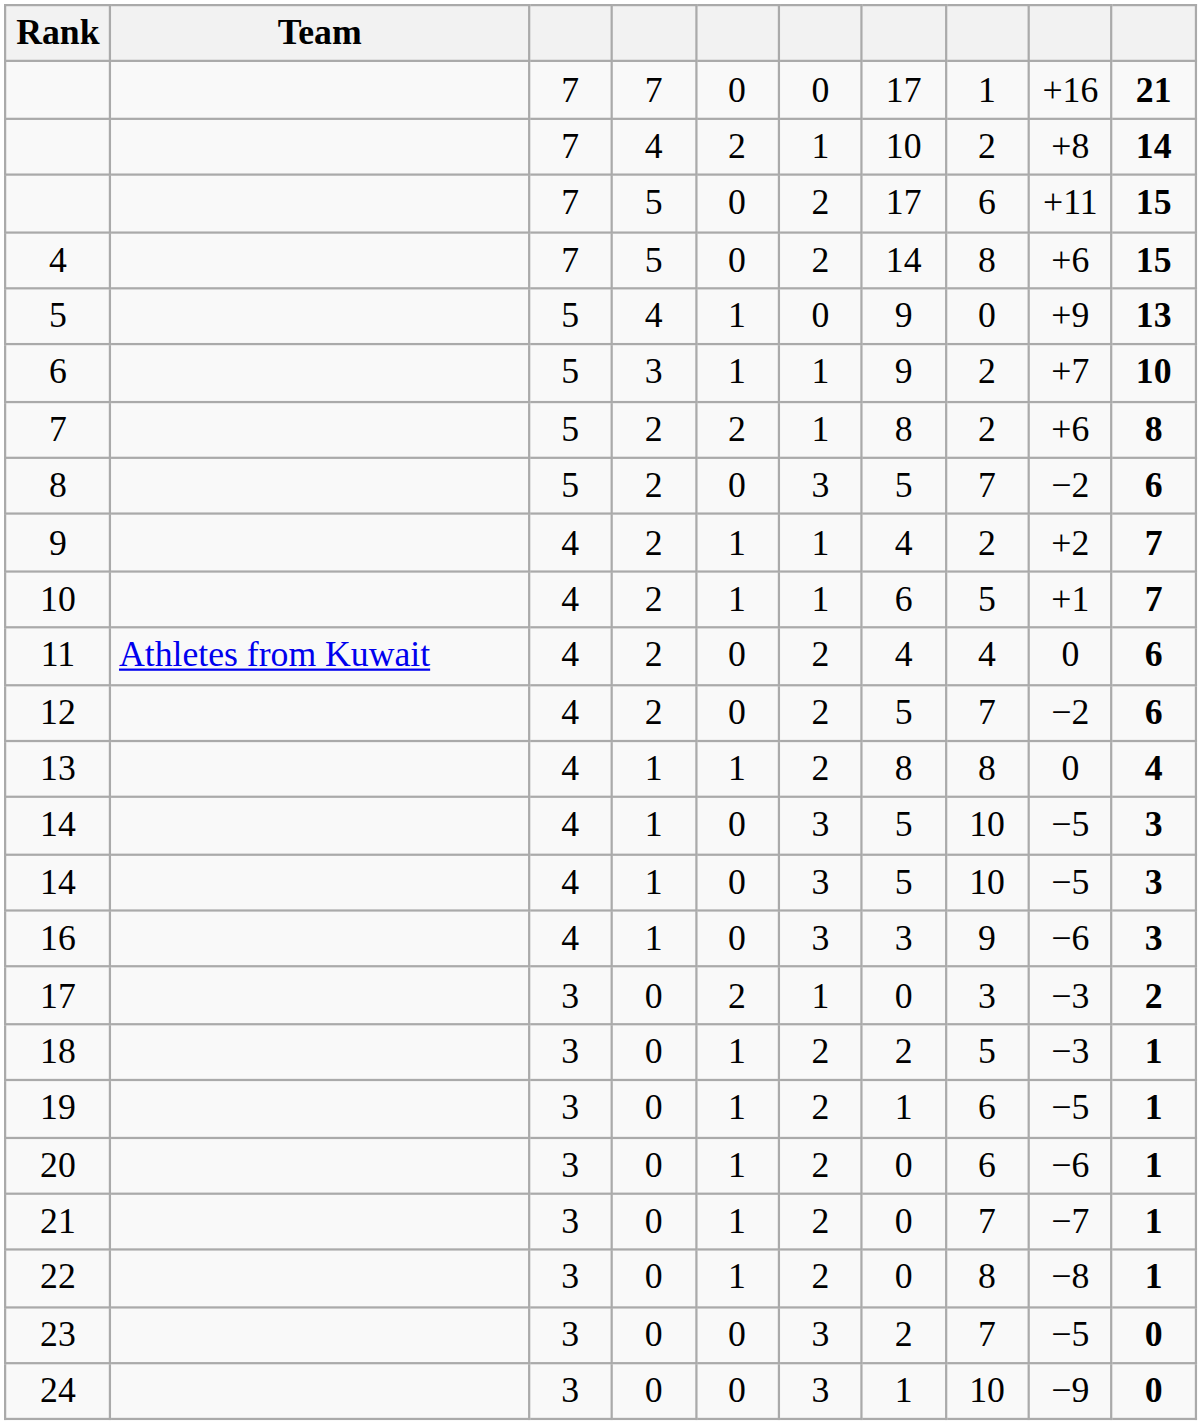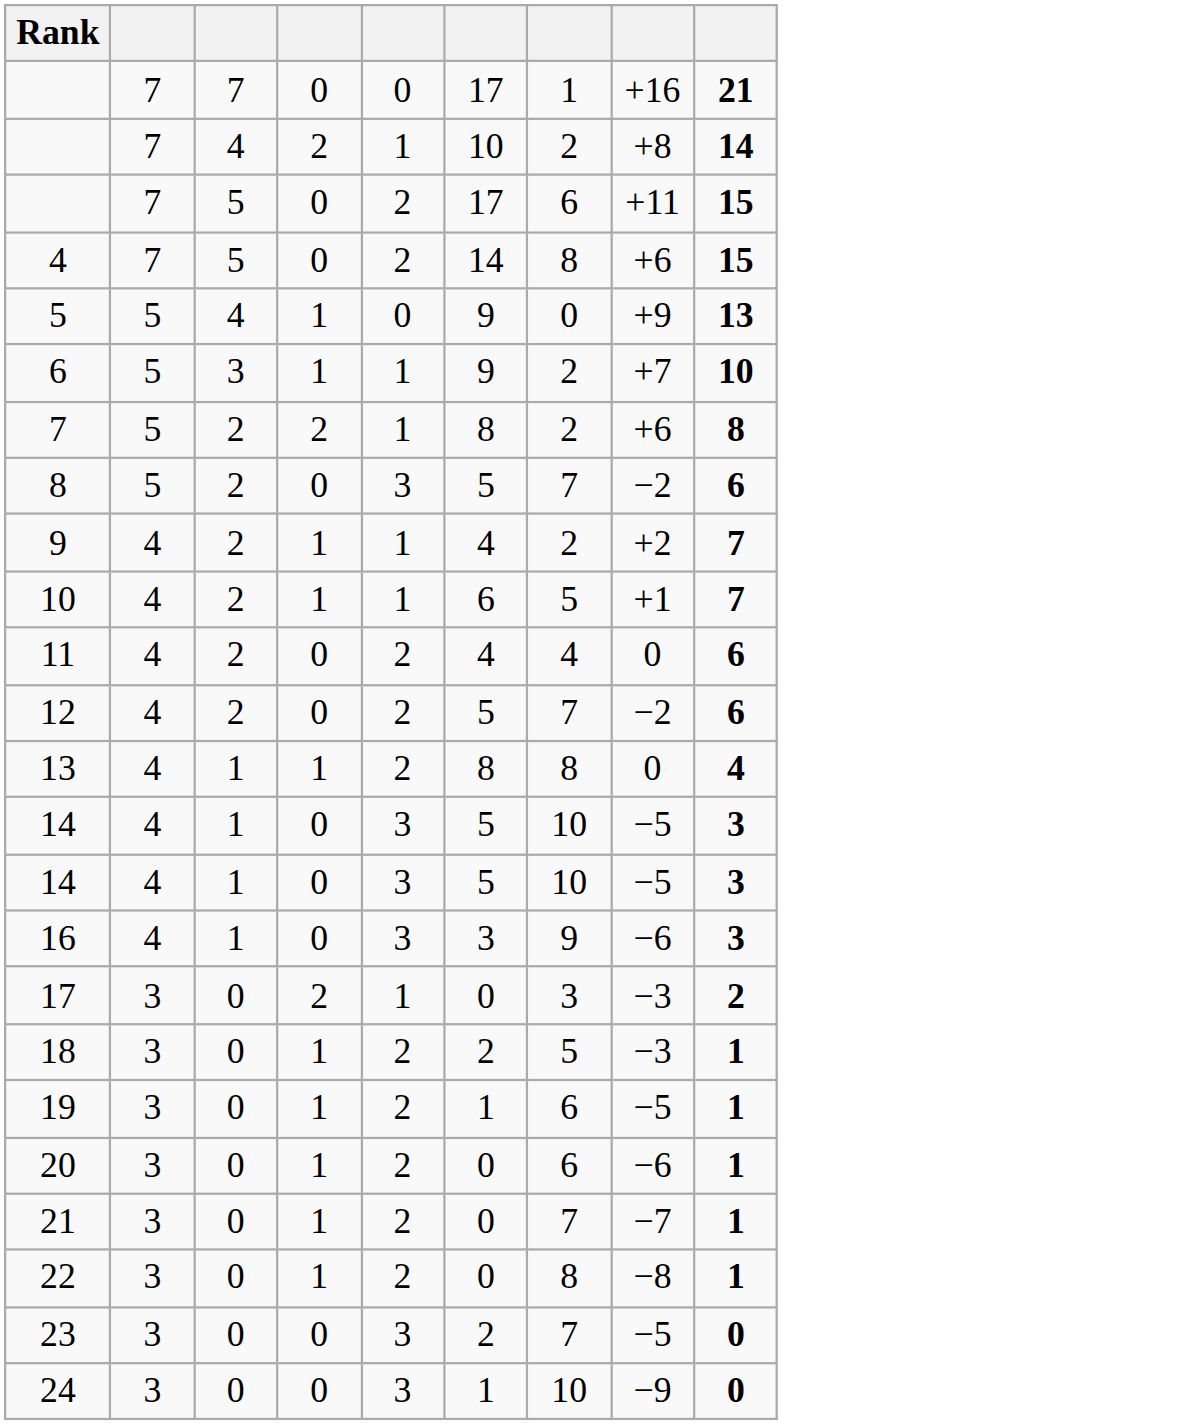- column: (320, 32)
